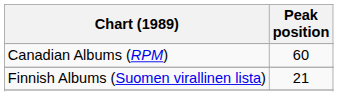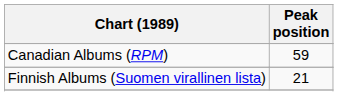(301, 55) 60 -> (301, 55) 59
